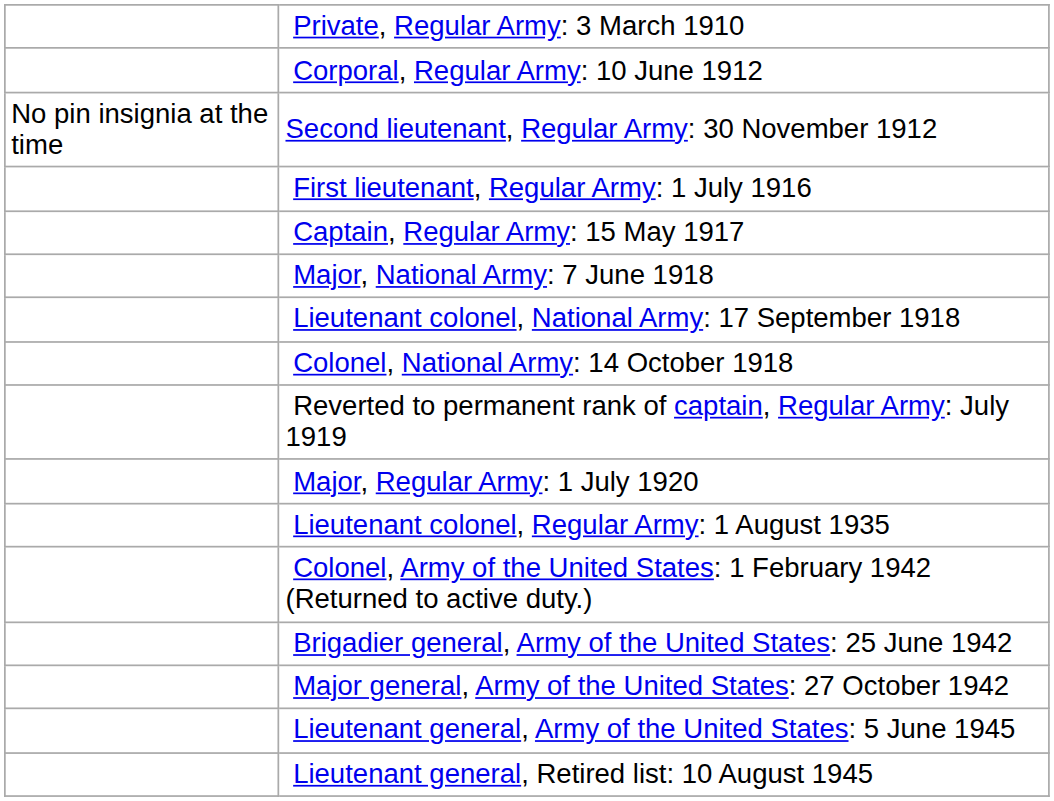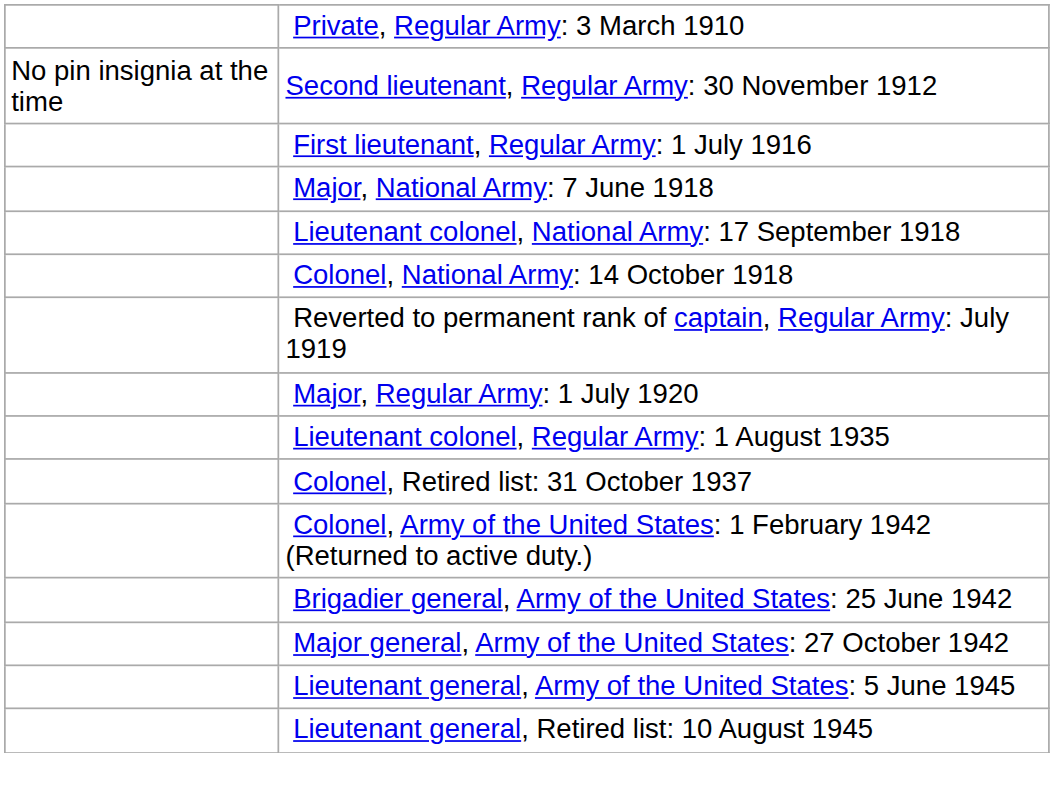- row: (524, 69)
- row: (515, 231)
+ row: (519, 481)
